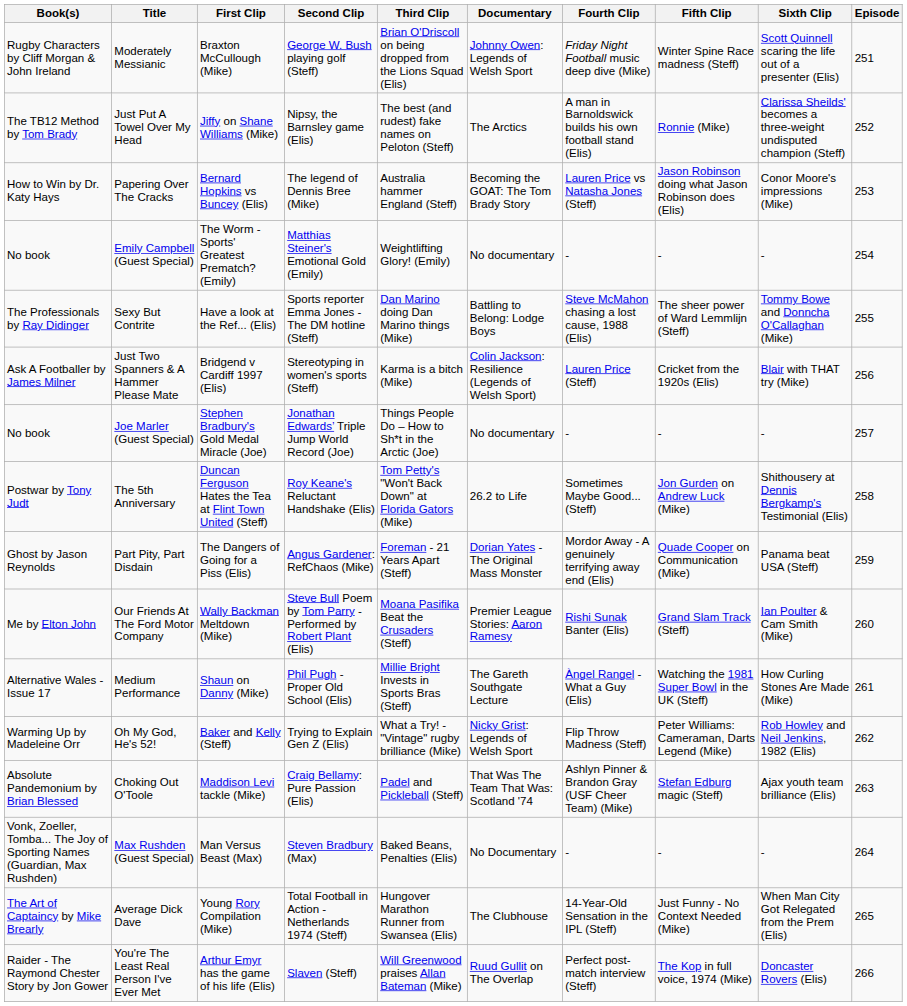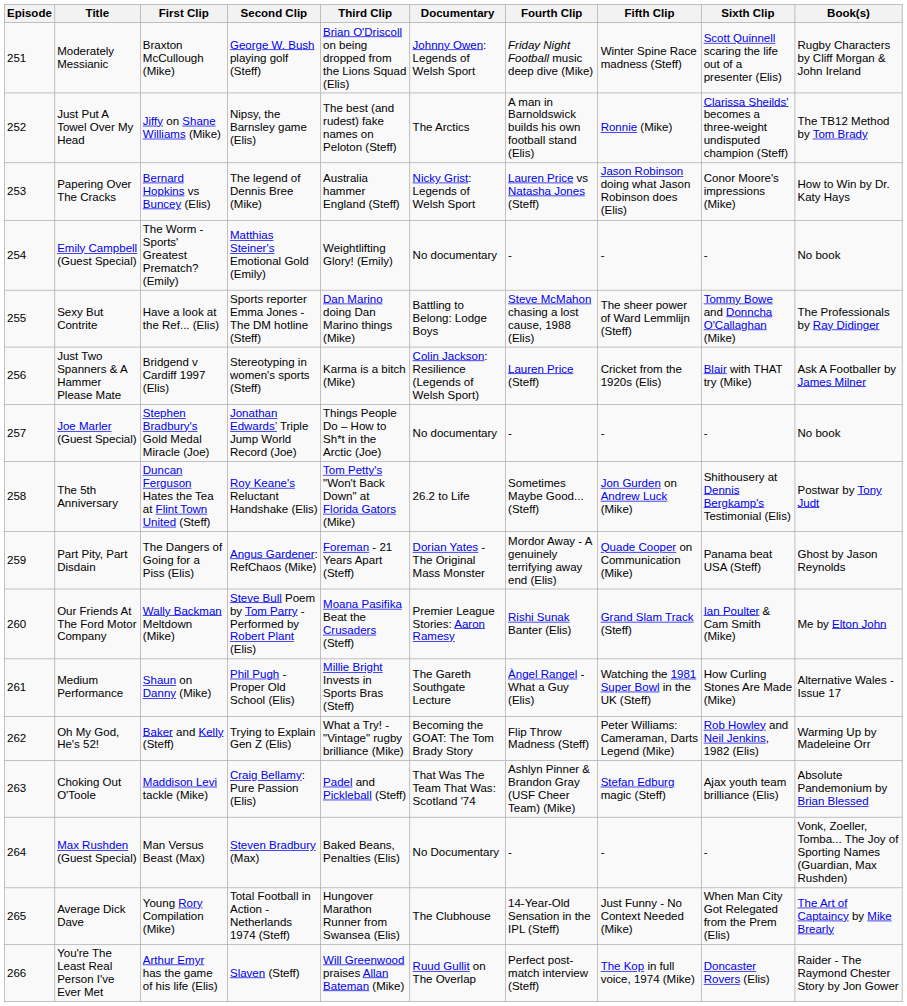columns swapped: (877, 13) <-> (58, 13)
(510, 191) Becoming the GOAT: The Tom Brady Story -> (444, 191) Nicky Grist: Legends of Welsh Sport
(501, 738) Nicky Grist: Legends of Welsh Sport -> (453, 738) Becoming the GOAT: The Tom Brady Story
